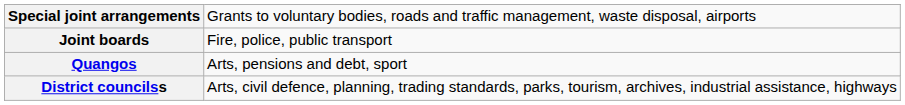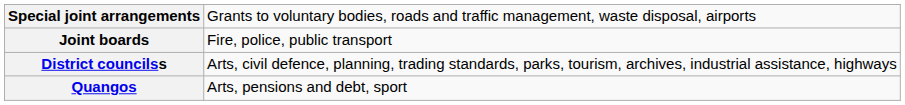rows swapped: (104, 64) <-> (104, 87)
